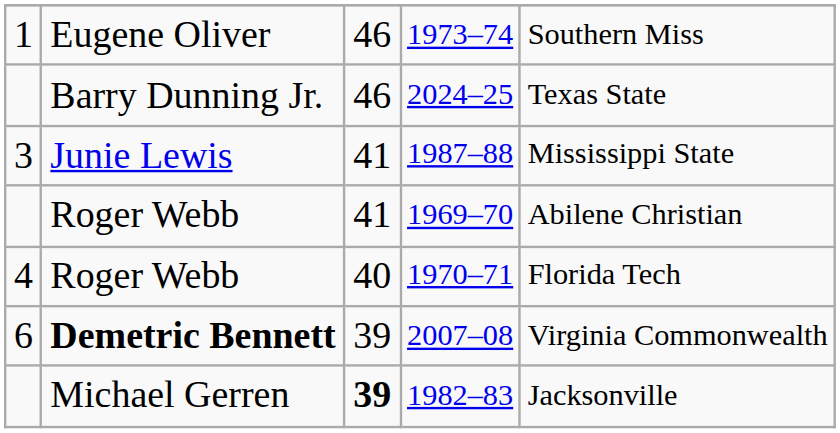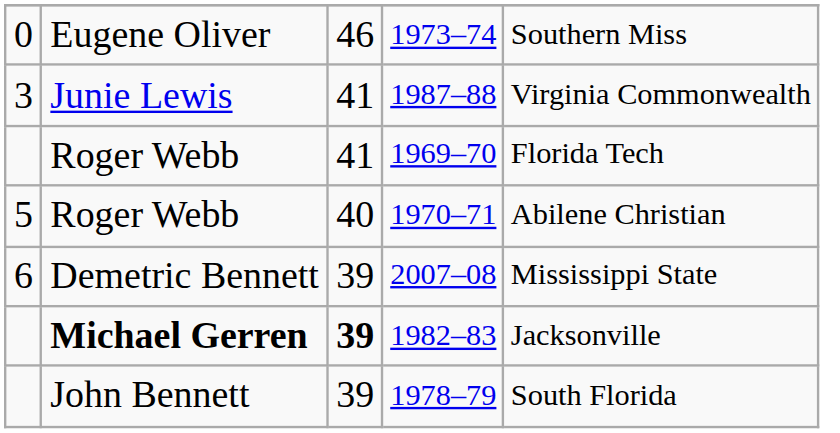(23, 34) 1 -> (23, 34) 0
- row: (460, 94)
(631, 154) Mississippi State -> (661, 94) Virginia Commonwealth
(635, 214) Abilene Christian -> (587, 154) Florida Tech
(23, 275) 4 -> (23, 214) 5
(604, 275) Florida Tech -> (618, 214) Abilene Christian
(193, 335) bold -> (185, 275) normal
(678, 335) Virginia Commonwealth -> (614, 275) Mississippi State
(170, 395) normal -> (179, 335) bold
+ row: (443, 395)
